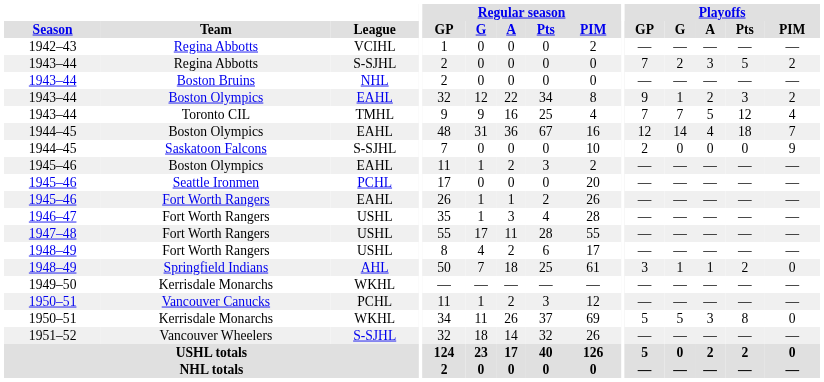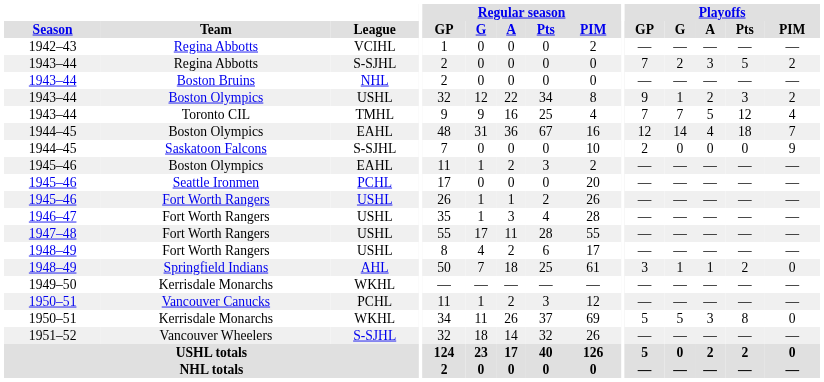(375, 97) EAHL -> (375, 97) USHL
(375, 199) EAHL -> (375, 199) USHL
